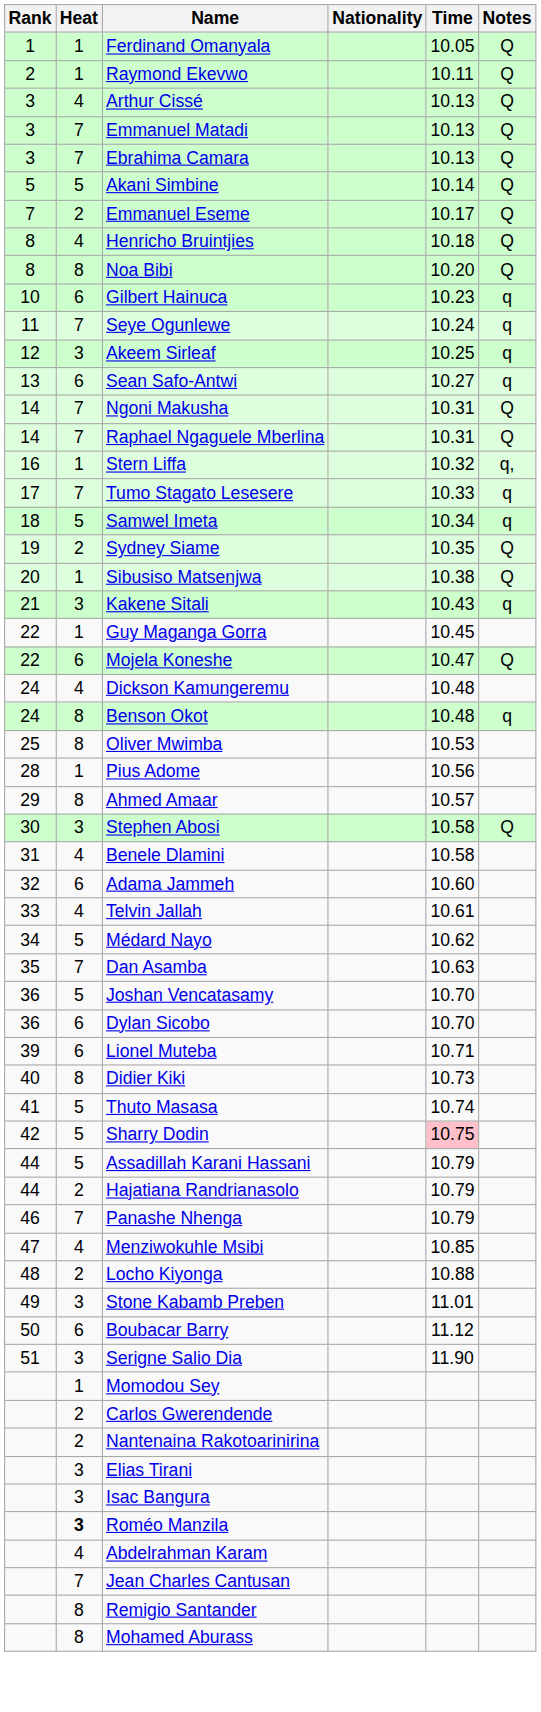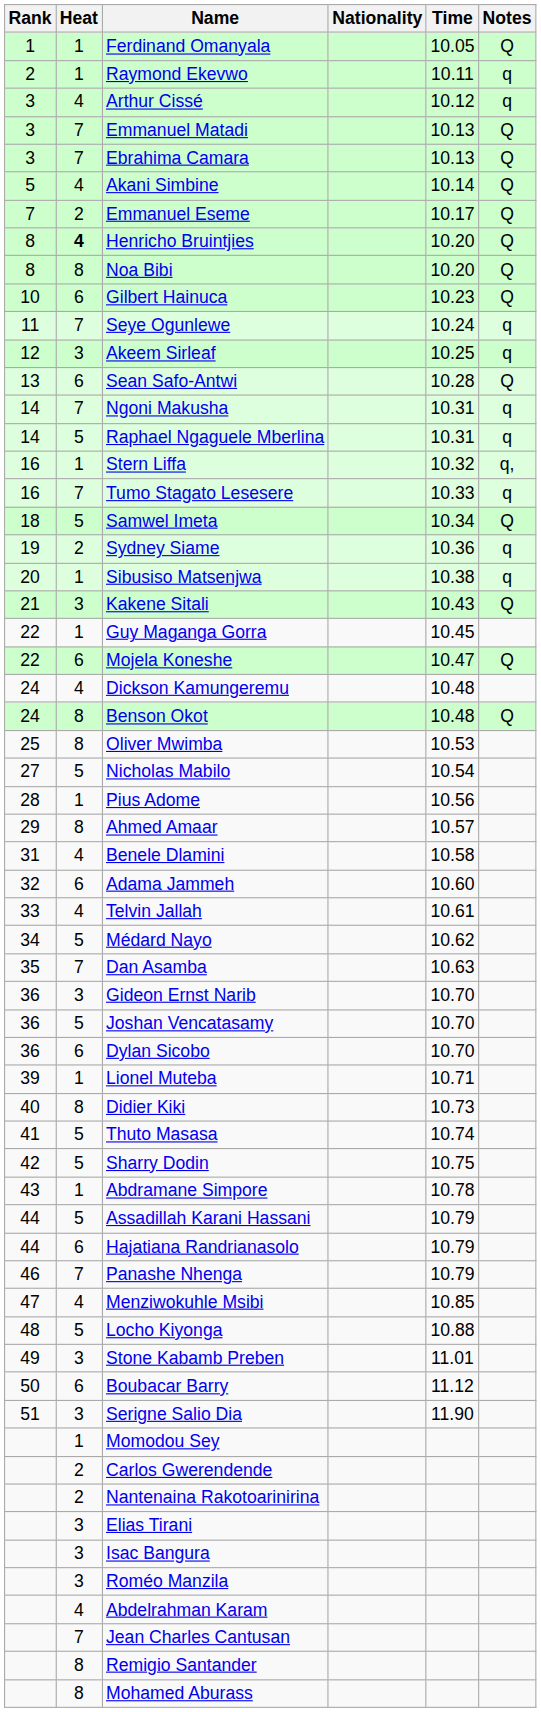(507, 74) Q -> (507, 74) q
(452, 102) 10.13 -> (452, 102) 10.12
(507, 102) Q -> (507, 102) q
(79, 185) 5 -> (79, 185) 4
(79, 241) normal -> (79, 241) bold
(452, 241) 10.18 -> (452, 241) 10.20
(507, 297) q -> (507, 297) Q
(452, 381) 10.27 -> (452, 381) 10.28
(507, 381) q -> (507, 381) Q
(507, 409) Q -> (507, 409) q
(79, 437) 7 -> (79, 437) 5
(507, 437) Q -> (507, 437) q
(30, 492) 17 -> (30, 492) 16
(507, 520) q -> (507, 520) Q
(452, 548) 10.35 -> (452, 548) 10.36
(507, 548) Q -> (507, 548) q
(507, 576) Q -> (507, 576) q
(507, 604) q -> (507, 604) Q
(507, 716) q -> (507, 716) Q
+ row: (168, 772)
- row: (163, 827)
+ row: (181, 995)
(79, 1051) 6 -> (79, 1079) 1
(452, 1134) pink background -> (452, 1162) no background
+ row: (187, 1190)
(79, 1190) 2 -> (79, 1246) 6
(79, 1274) 2 -> (79, 1330) 5
(79, 1525) bold -> (79, 1581) normal
